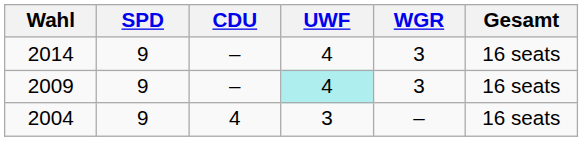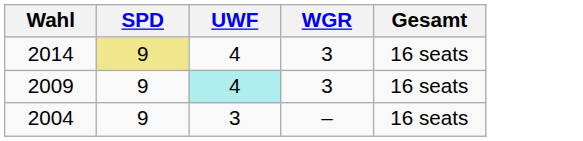- column: (235, 20)
(143, 53) no background -> (143, 53) khaki background
